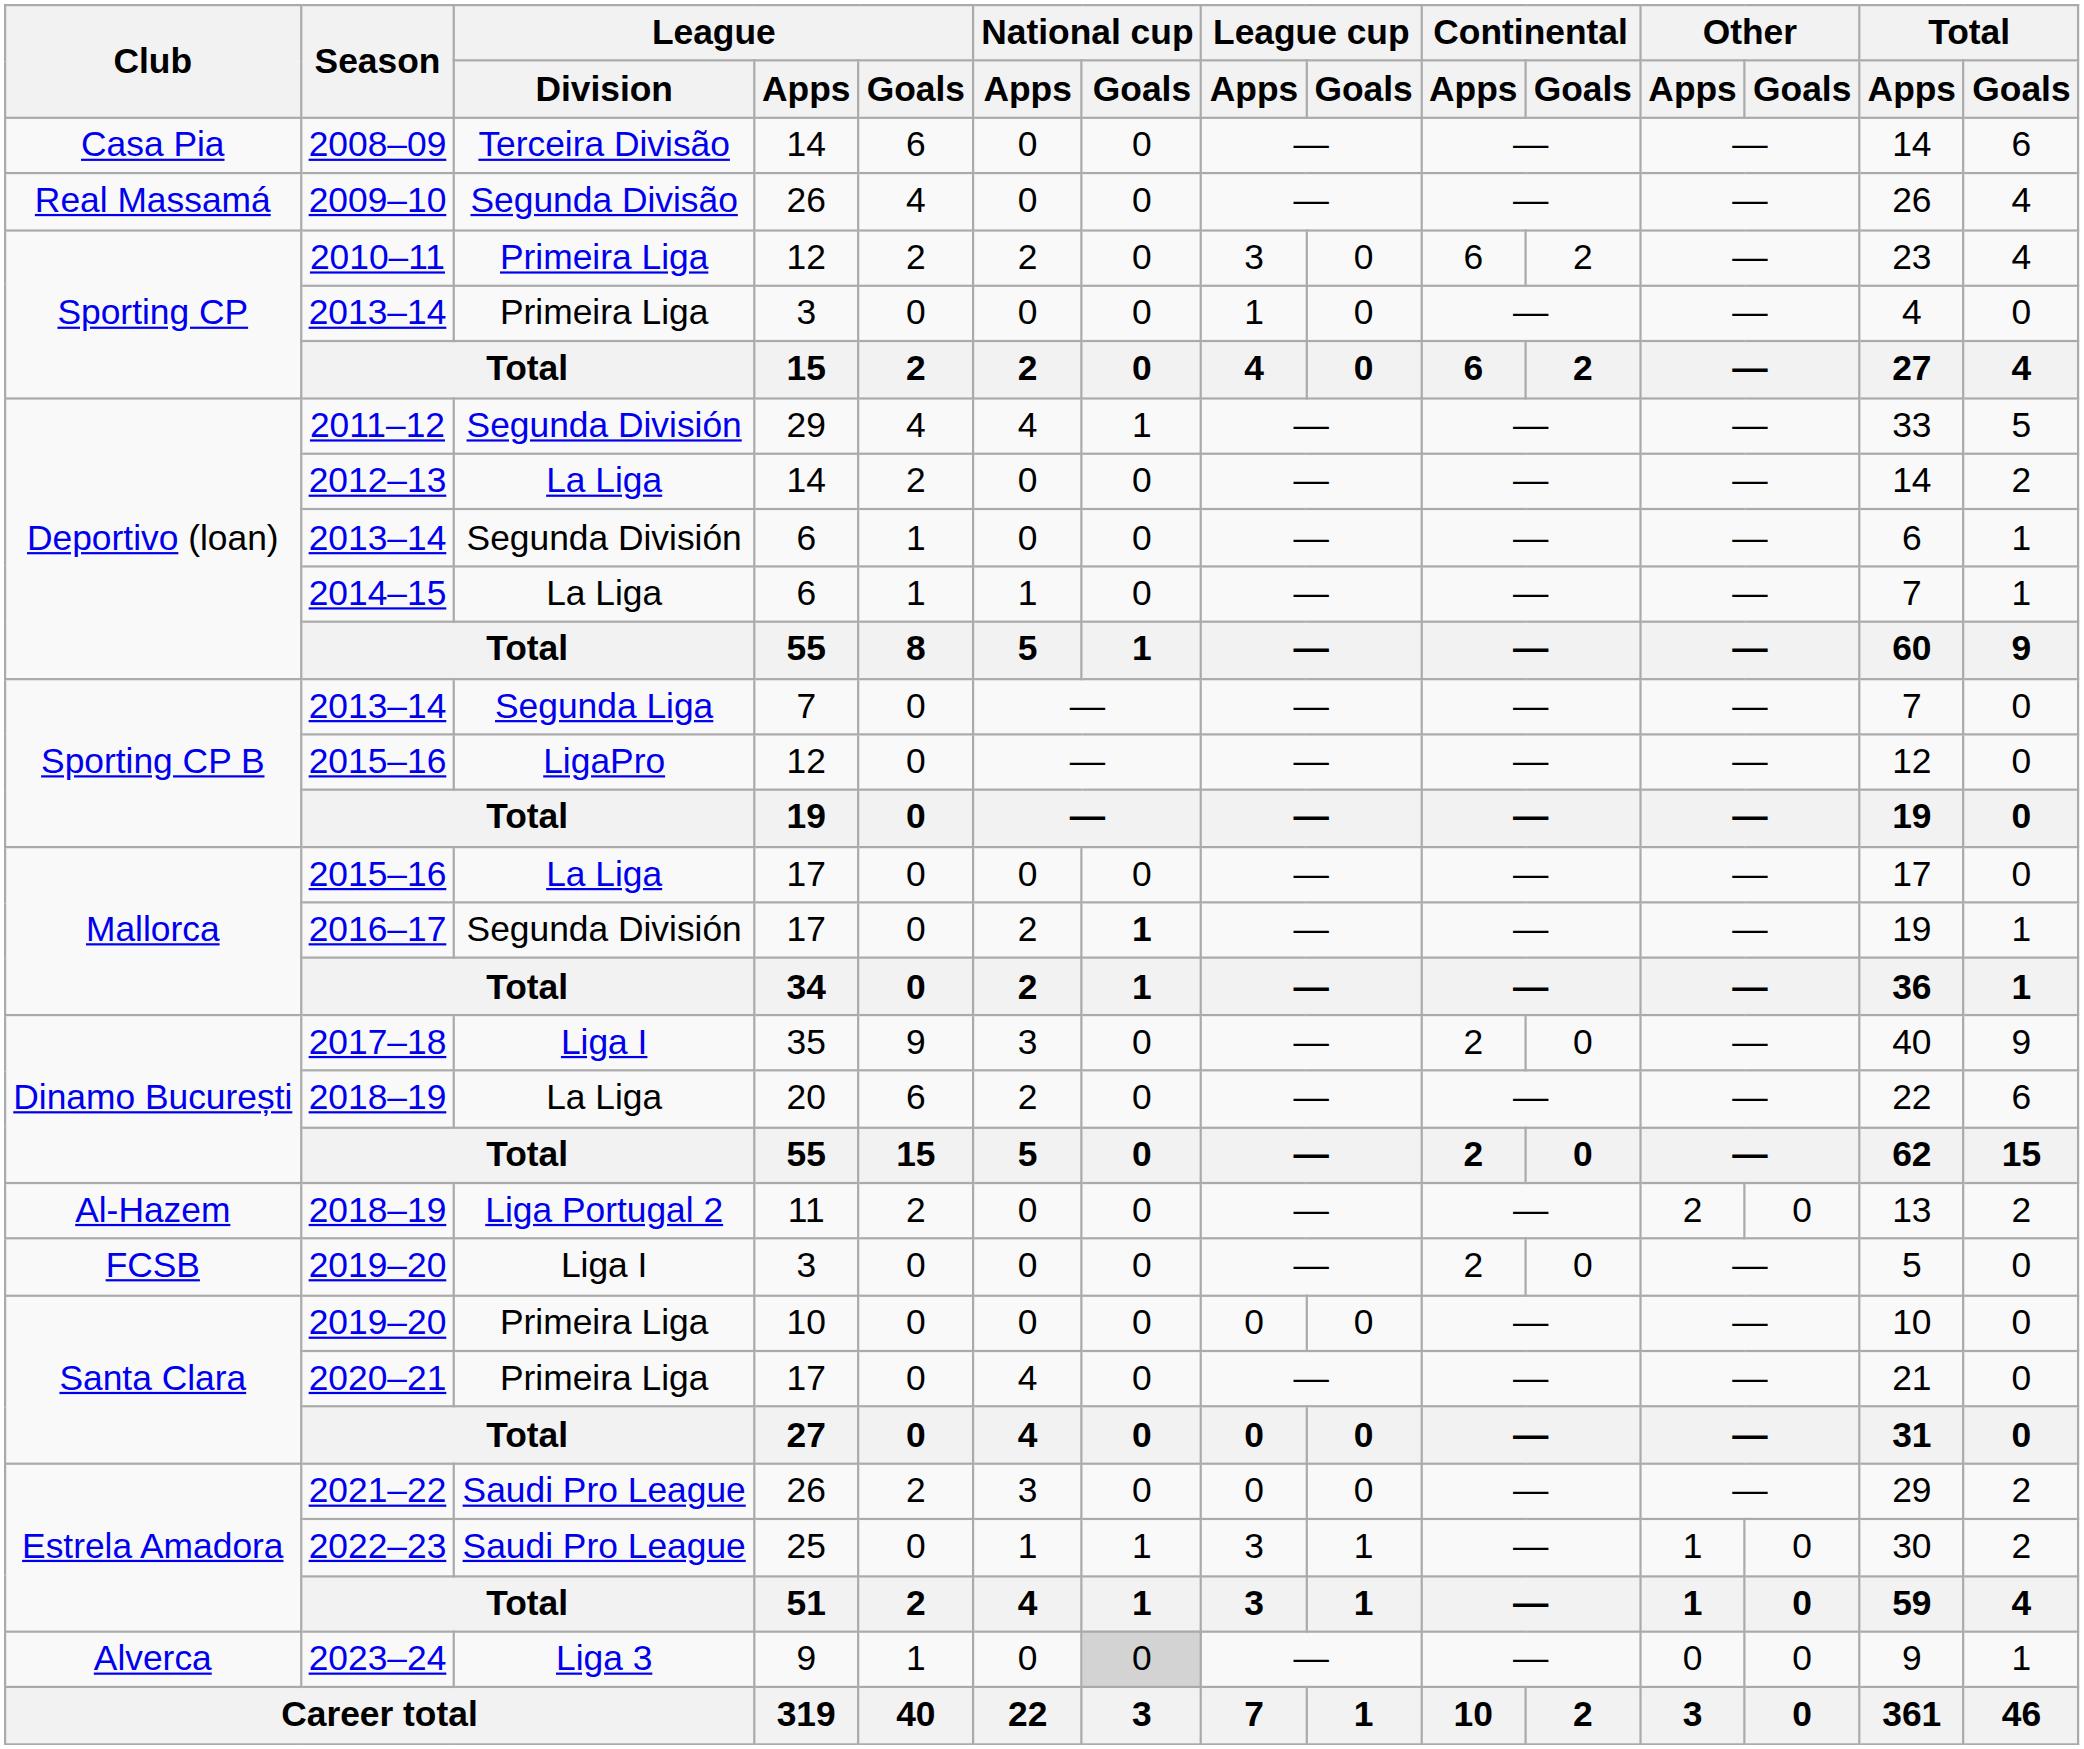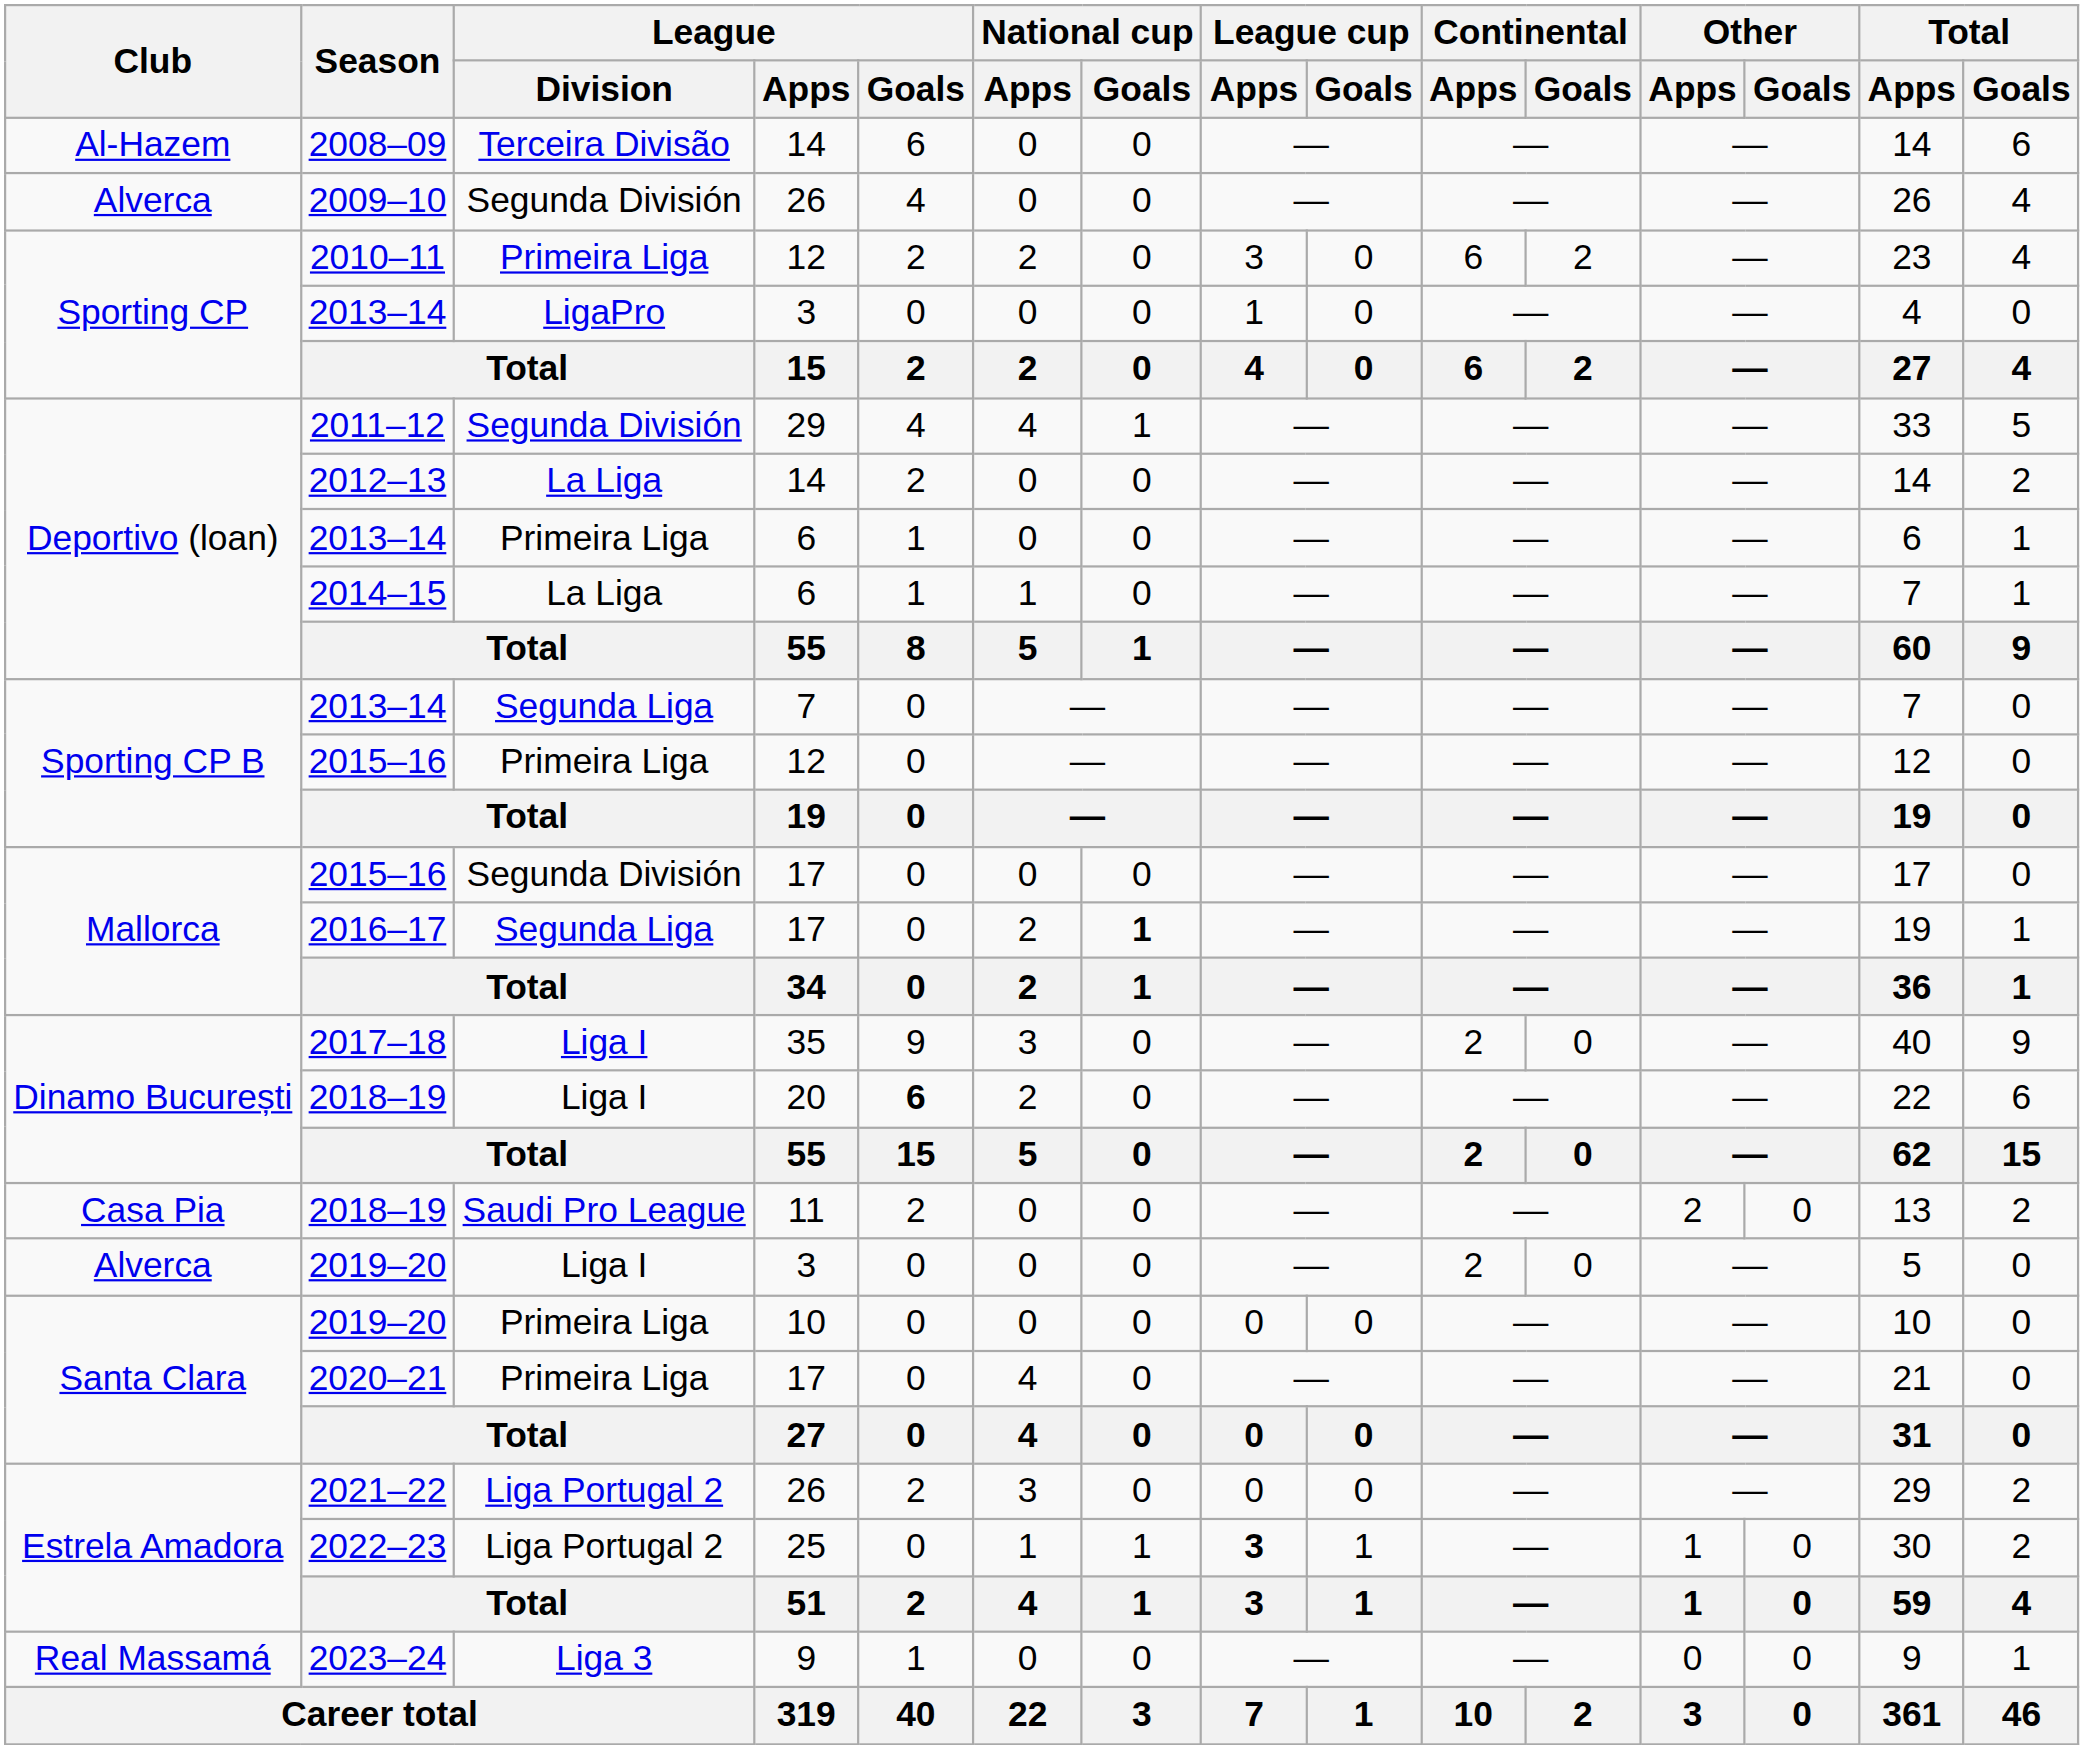(153, 144) Casa Pia -> (153, 144) Al-Hazem
(153, 200) Real Massamá -> (153, 200) Alverca
(604, 200) Segunda Divisão -> (604, 200) Segunda División
(604, 312) Primeira Liga -> (604, 312) LigaPro
(604, 537) Segunda División -> (604, 537) Primeira Liga
(604, 761) LigaPro -> (604, 761) Primeira Liga
(604, 873) La Liga -> (604, 873) Segunda División
(604, 929) Segunda División -> (604, 929) Segunda Liga
(604, 1098) La Liga -> (604, 1098) Liga I
(916, 1098) normal -> (916, 1098) bold
(153, 1210) Al-Hazem -> (153, 1210) Casa Pia
(604, 1210) Liga Portugal 2 -> (604, 1210) Saudi Pro League
(153, 1266) FCSB -> (153, 1266) Alverca
(604, 1490) Saudi Pro League -> (604, 1490) Liga Portugal 2
(604, 1546) Saudi Pro League -> (604, 1546) Liga Portugal 2
(1254, 1546) normal -> (1254, 1546) bold
(153, 1658) Alverca -> (153, 1658) Real Massamá
(1142, 1658) lightgrey background -> (1142, 1658) no background
